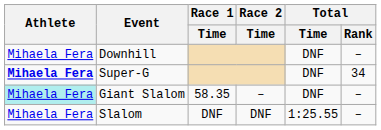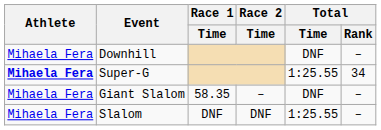(313, 74) DNF -> (313, 74) 1:25.55
(50, 94) paleturquoise background -> (50, 94) no background
